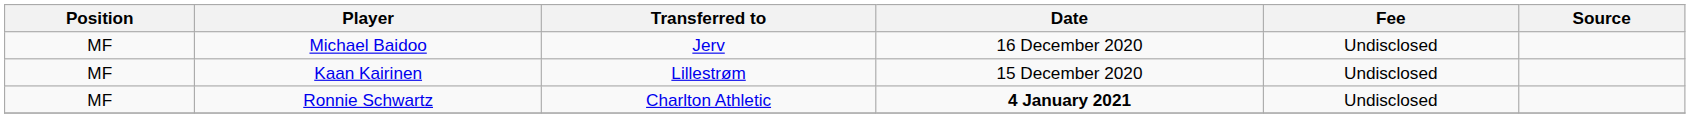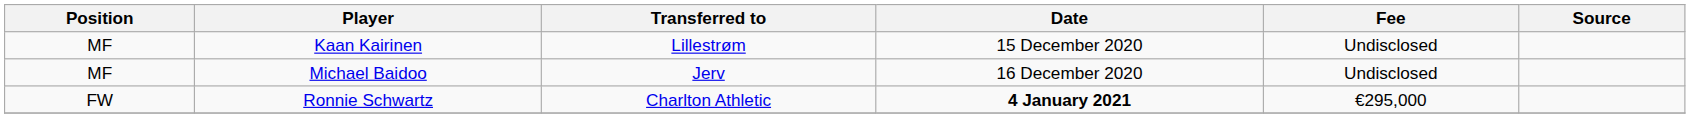rows swapped: (368, 73) <-> (368, 46)
(100, 100) MF -> (100, 100) FW
(1391, 100) Undisclosed -> (1391, 100) €295,000
